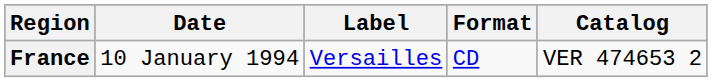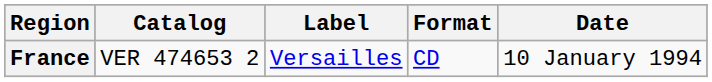columns swapped: (200, 23) <-> (622, 23)
